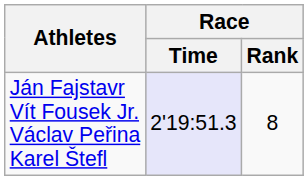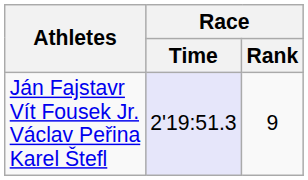(272, 124) 8 -> (272, 124) 9
